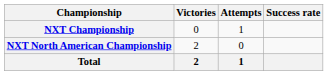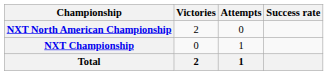rows swapped: (89, 29) <-> (89, 45)
